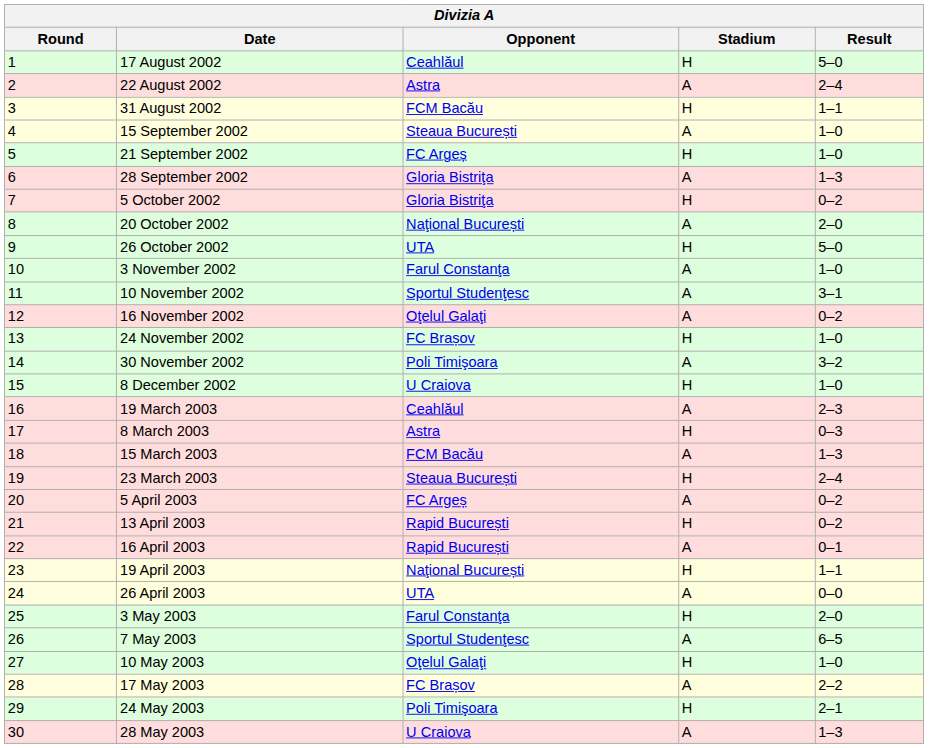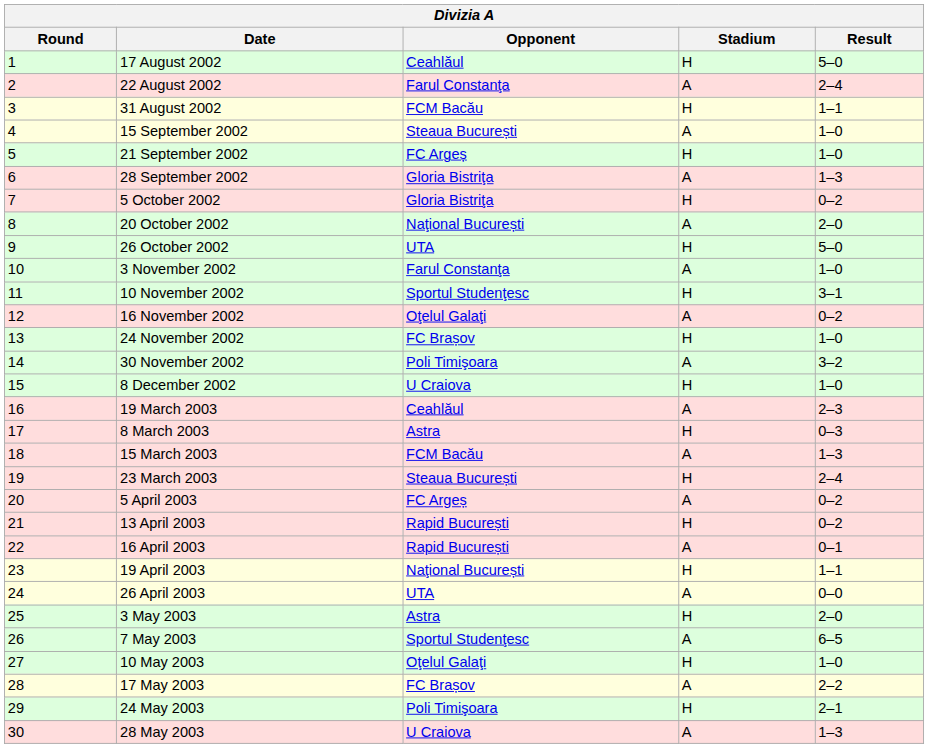(423, 85) Astra -> (458, 85) Farul Constanţa
(687, 293) A -> (687, 293) H
(458, 616) Farul Constanţa -> (423, 616) Astra
